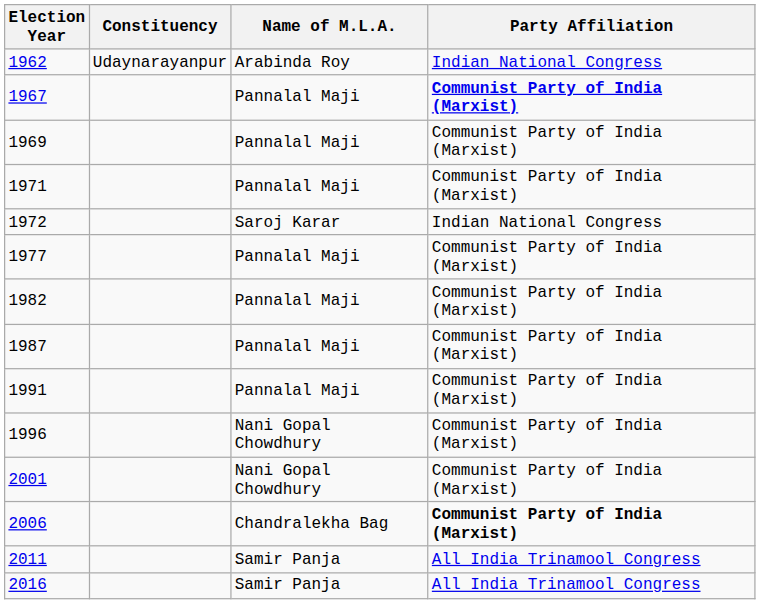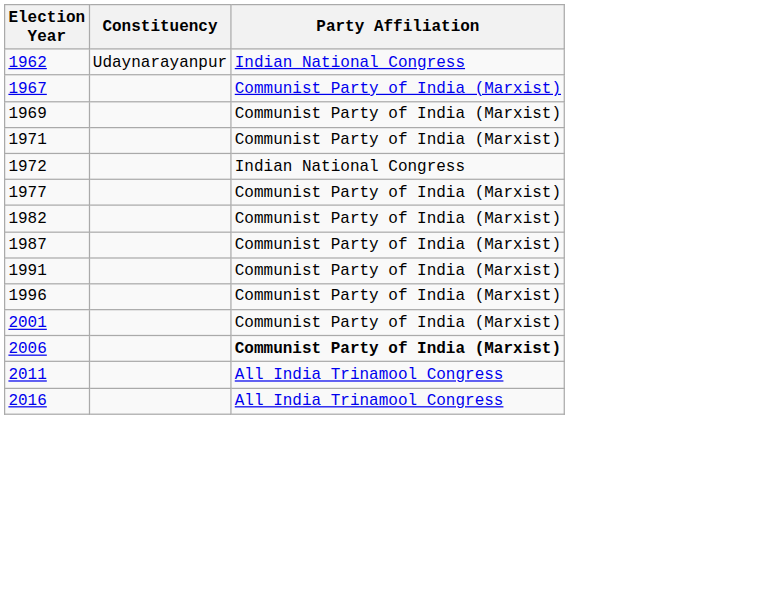- column: (329, 27)
(547, 97) bold -> (398, 88) normal
